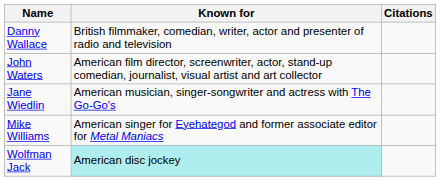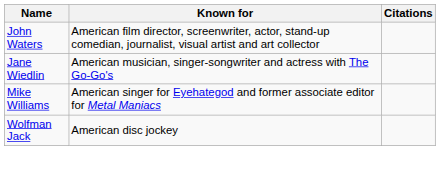- row: (27, 37)
(127, 161) paleturquoise background -> (125, 130) no background
